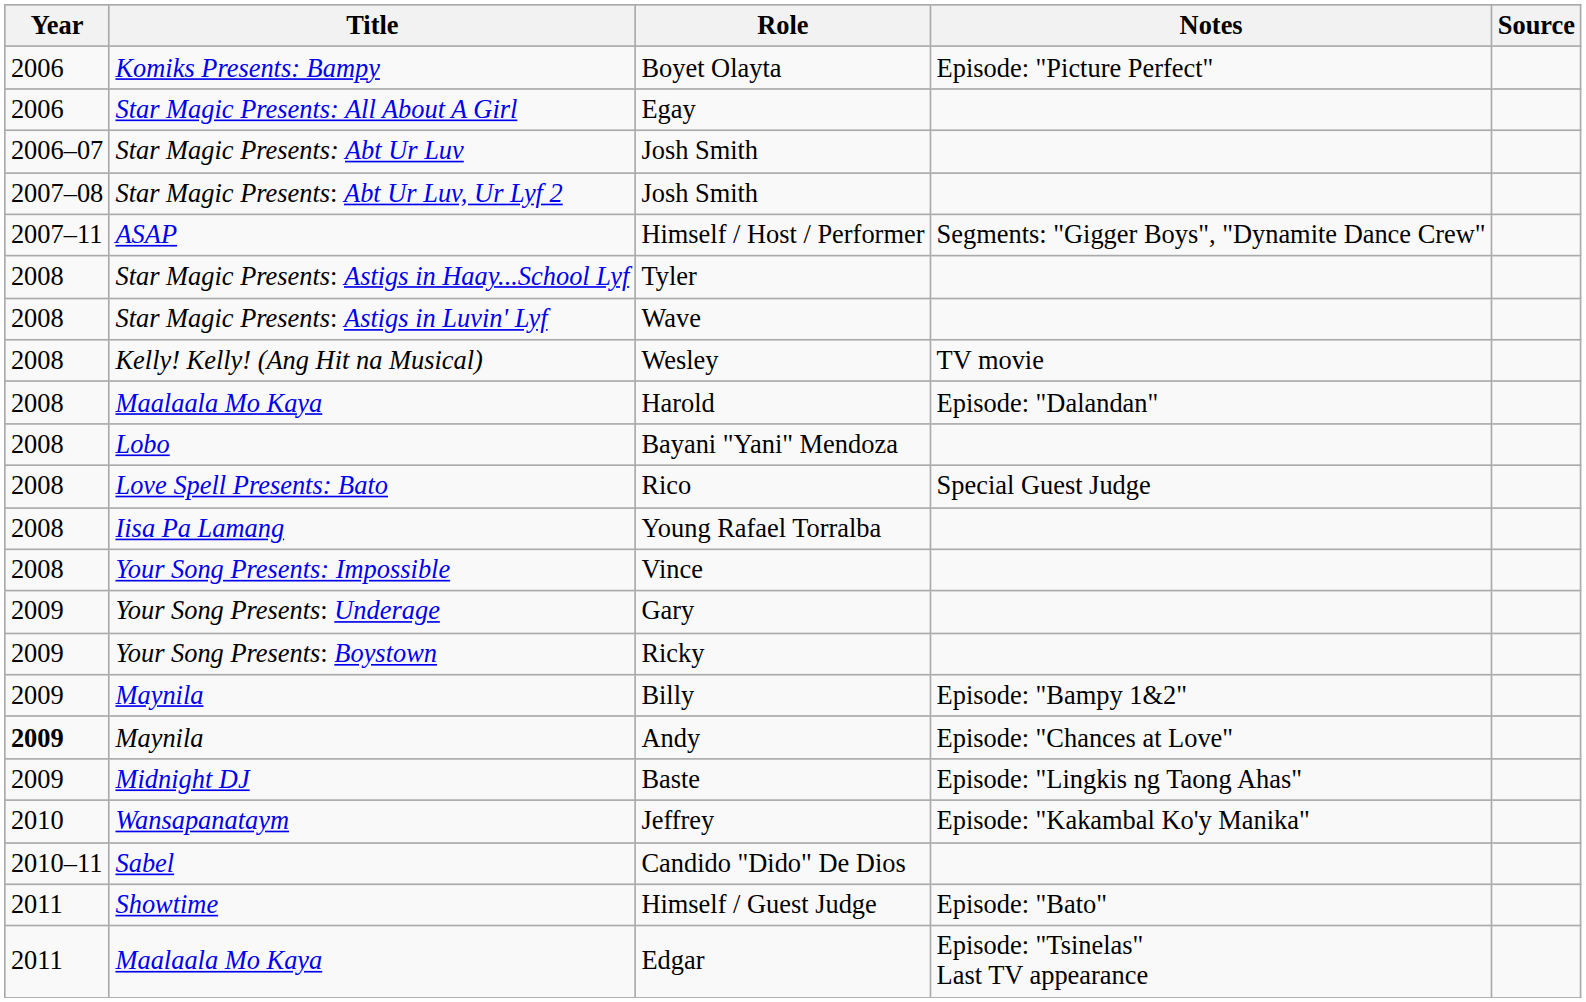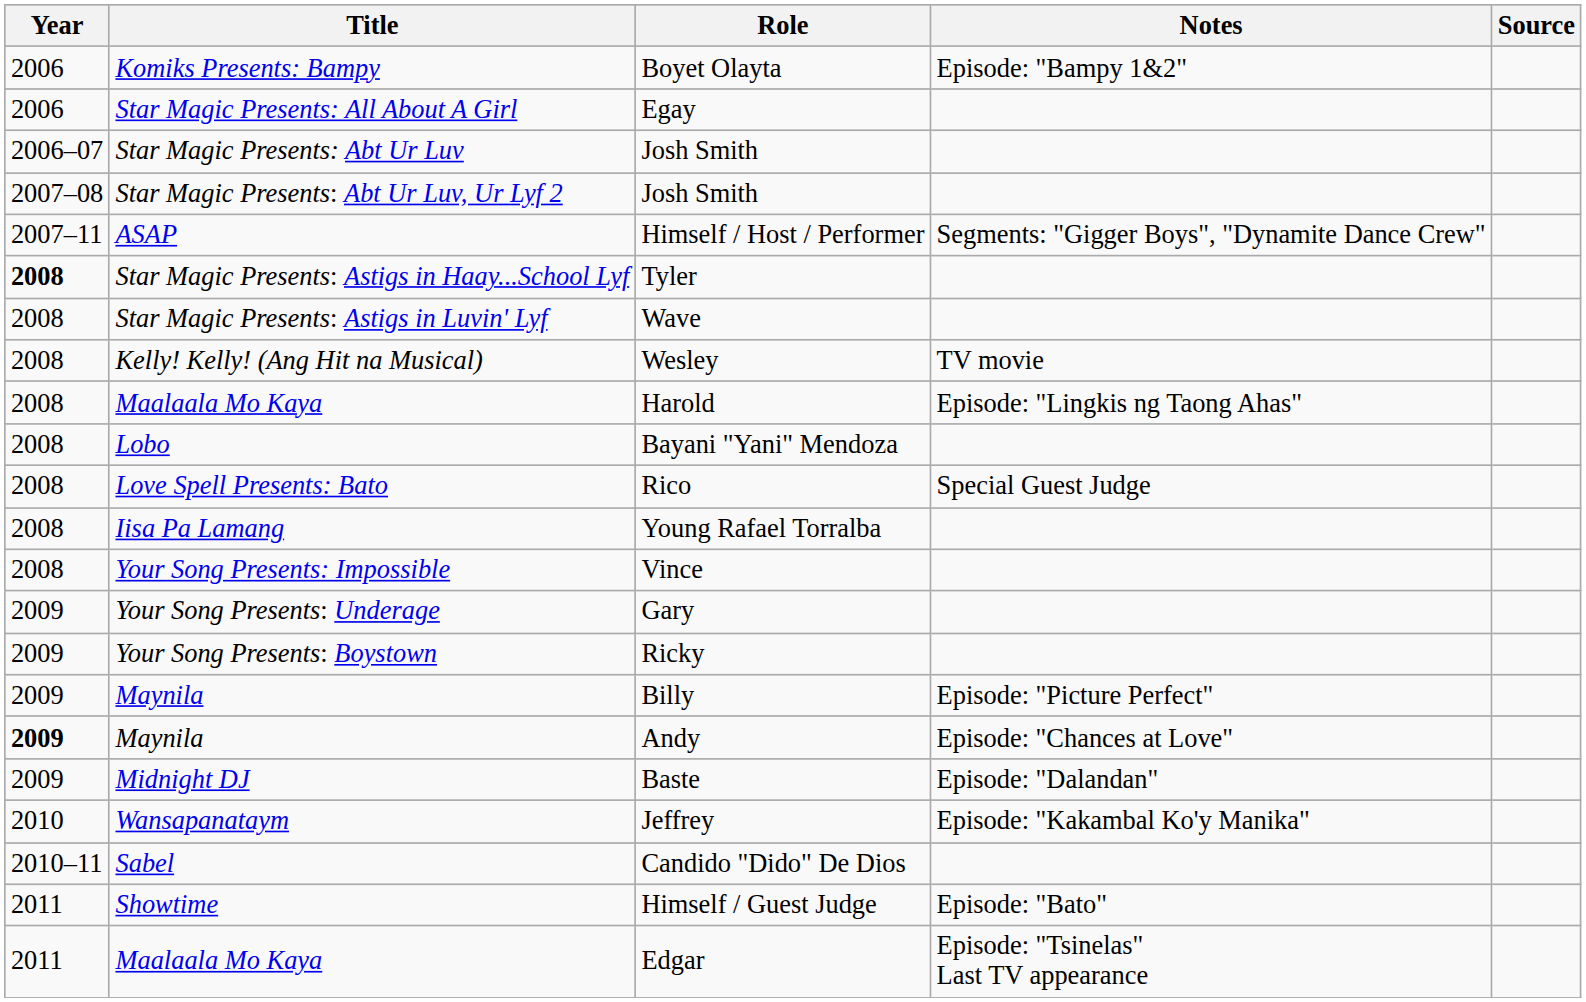(1075, 67) Episode: "Picture Perfect" -> (1062, 67) Episode: "Bampy 1&2"
(37, 276) normal -> (37, 276) bold
(1047, 402) Episode: "Dalandan" -> (1119, 402) Episode: "Lingkis ng Taong Ahas"
(1062, 695) Episode: "Bampy 1&2" -> (1075, 695) Episode: "Picture Perfect"
(1119, 779) Episode: "Lingkis ng Taong Ahas" -> (1047, 779) Episode: "Dalandan"
